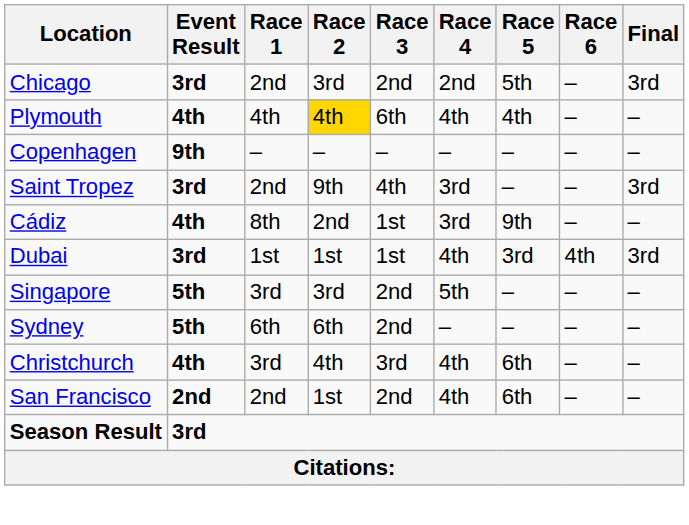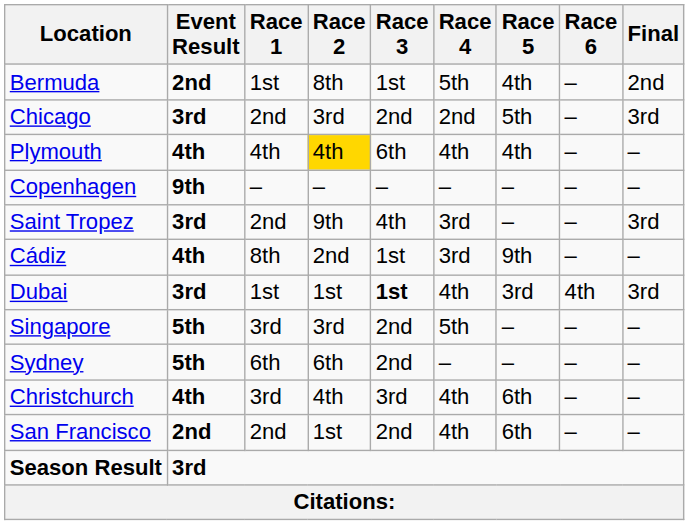+ row: (55, 81)
(390, 256) normal -> (392, 291) bold
